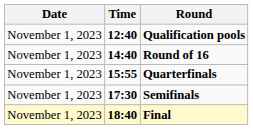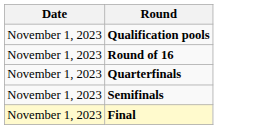- column: (122, 14)
